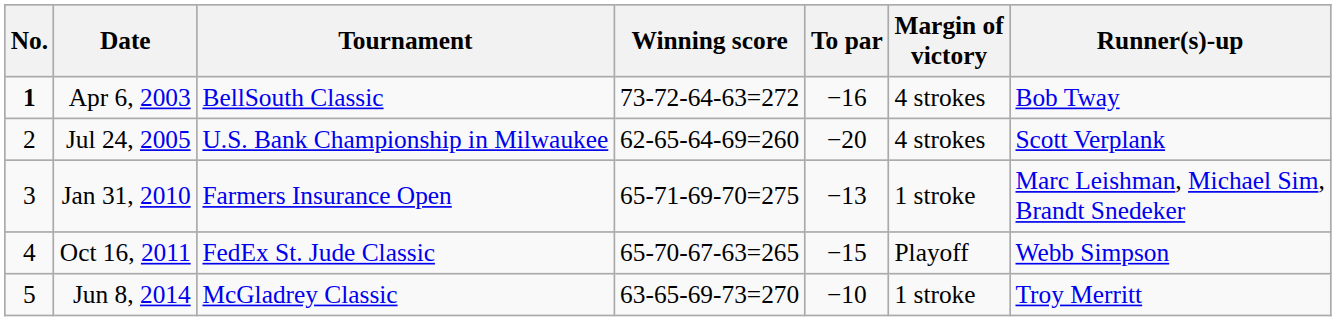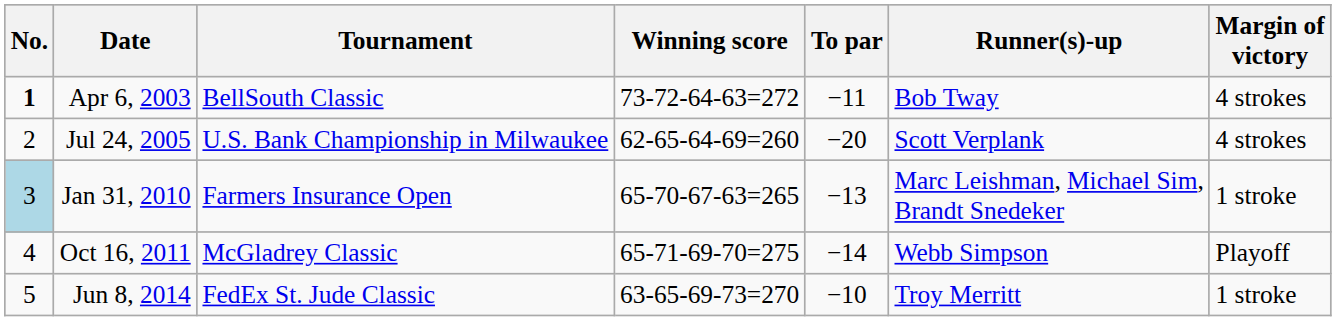columns swapped: (949, 40) <-> (1170, 40)
(847, 97) −16 -> (847, 97) −11
(29, 196) no background -> (29, 196) lightblue background
(710, 196) 65-71-69-70=275 -> (710, 196) 65-70-67-63=265
(319, 253) FedEx St. Jude Classic -> (300, 253) McGladrey Classic
(710, 253) 65-70-67-63=265 -> (710, 253) 65-71-69-70=275
(847, 253) −15 -> (847, 253) −14
(300, 295) McGladrey Classic -> (319, 295) FedEx St. Jude Classic
